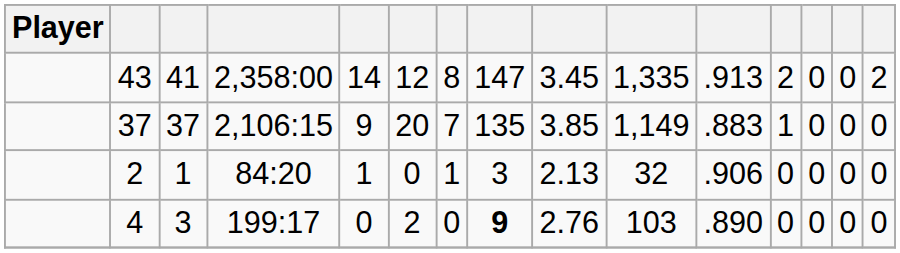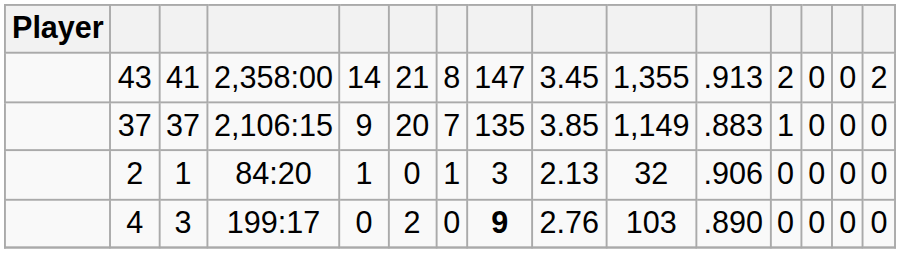(412, 77) 12 -> (412, 77) 21
(651, 77) 1,335 -> (651, 77) 1,355
